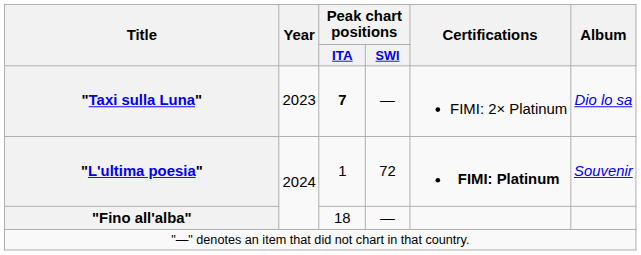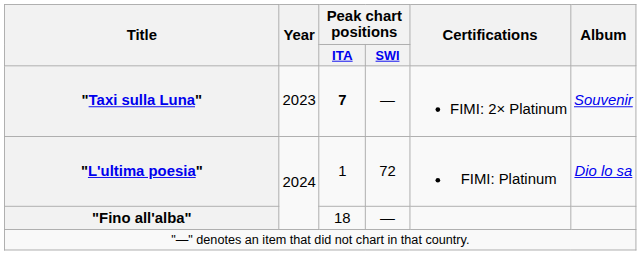(603, 101) Dio lo sa -> (603, 101) Souvenir
(490, 179) bold -> (490, 179) normal
(603, 171) Souvenir -> (603, 171) Dio lo sa
